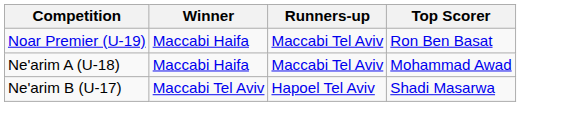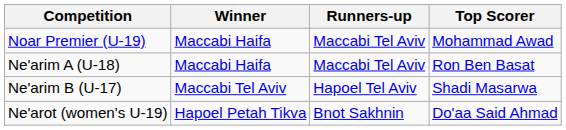(441, 40) Ron Ben Basat -> (493, 40) Mohammad Awad
(451, 64) Mohammad Awad -> (483, 64) Ron Ben Basat
+ row: (88, 112)
